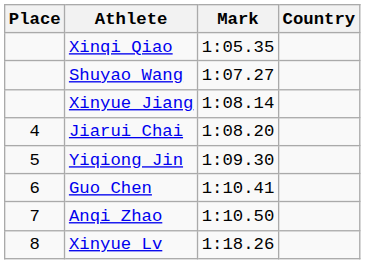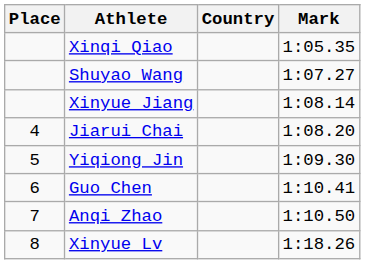columns swapped: (319, 19) <-> (238, 19)
